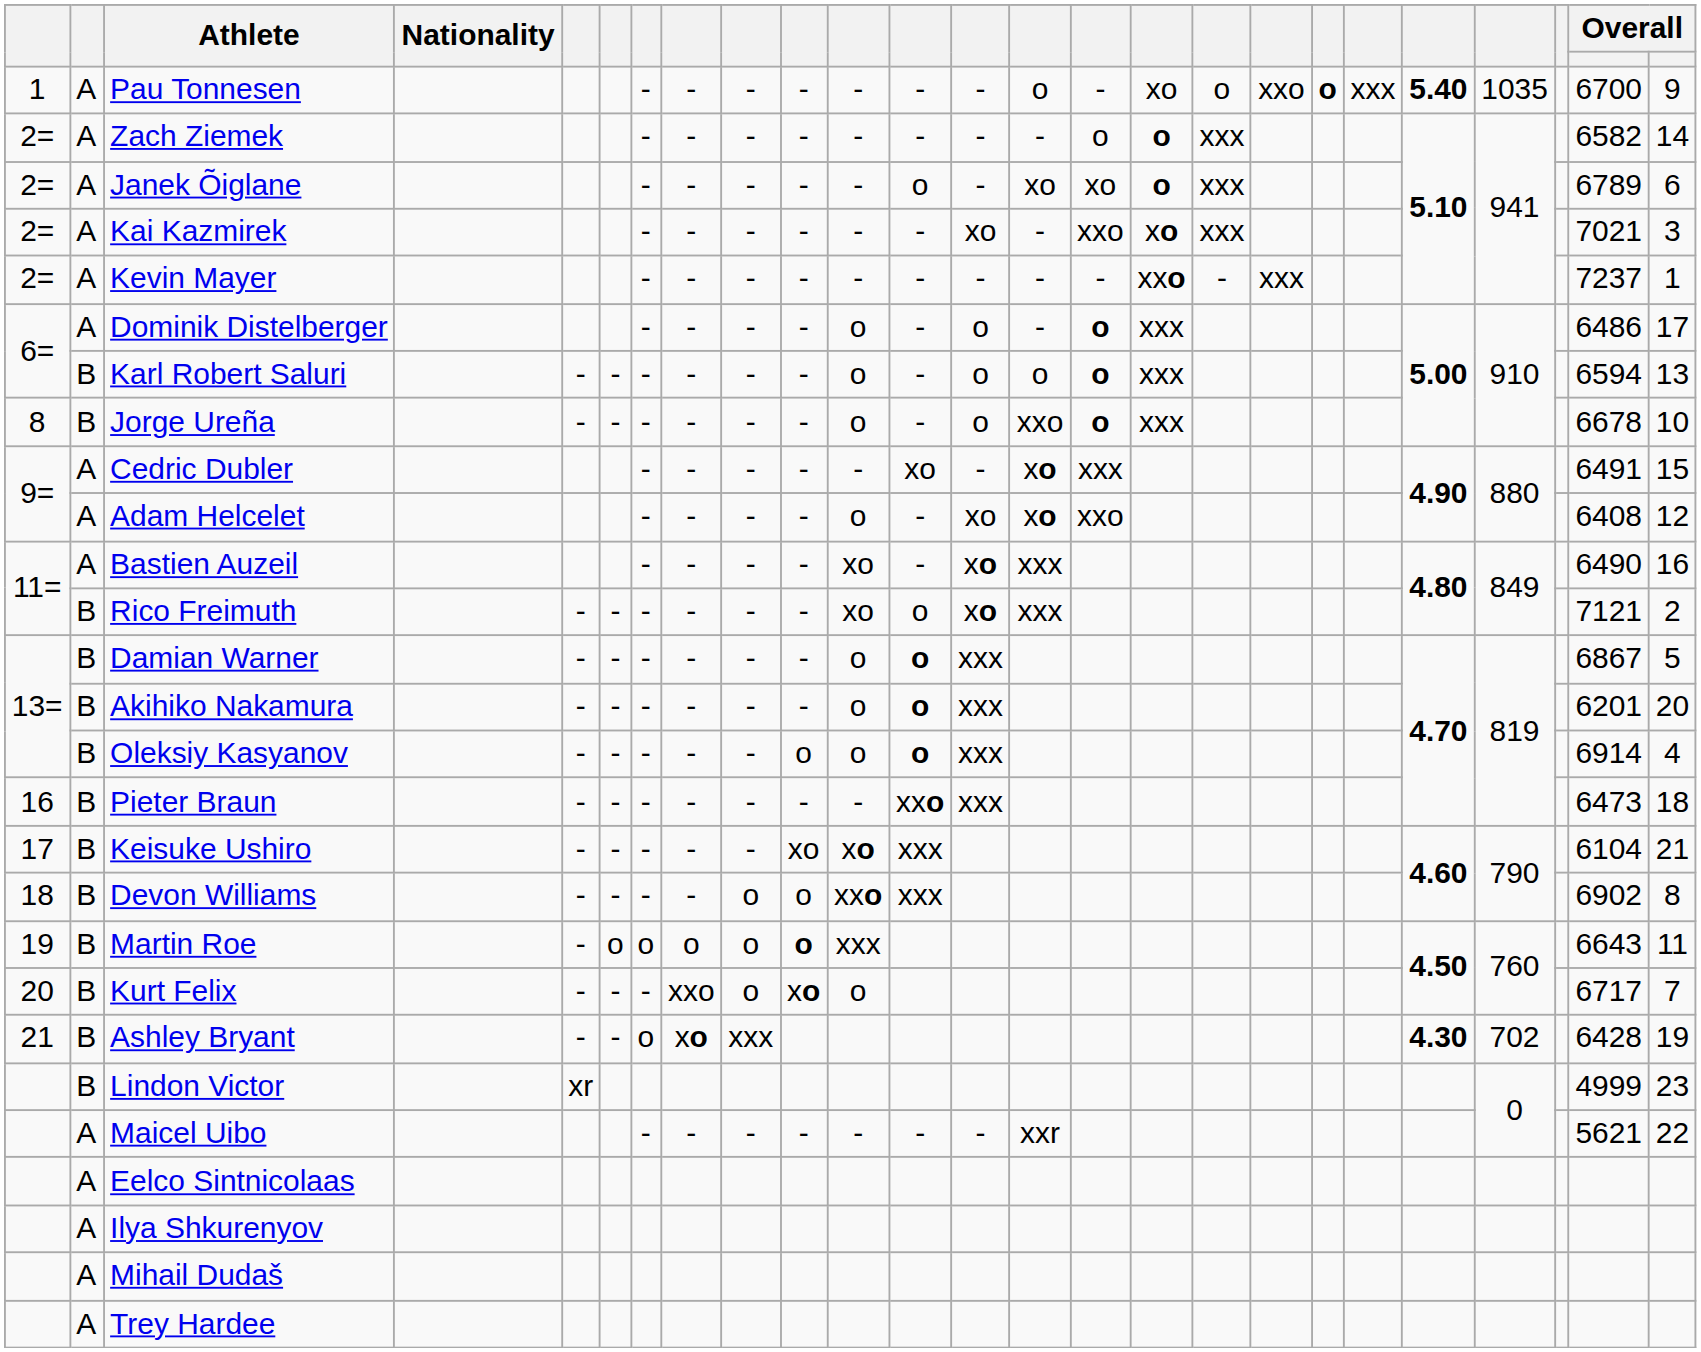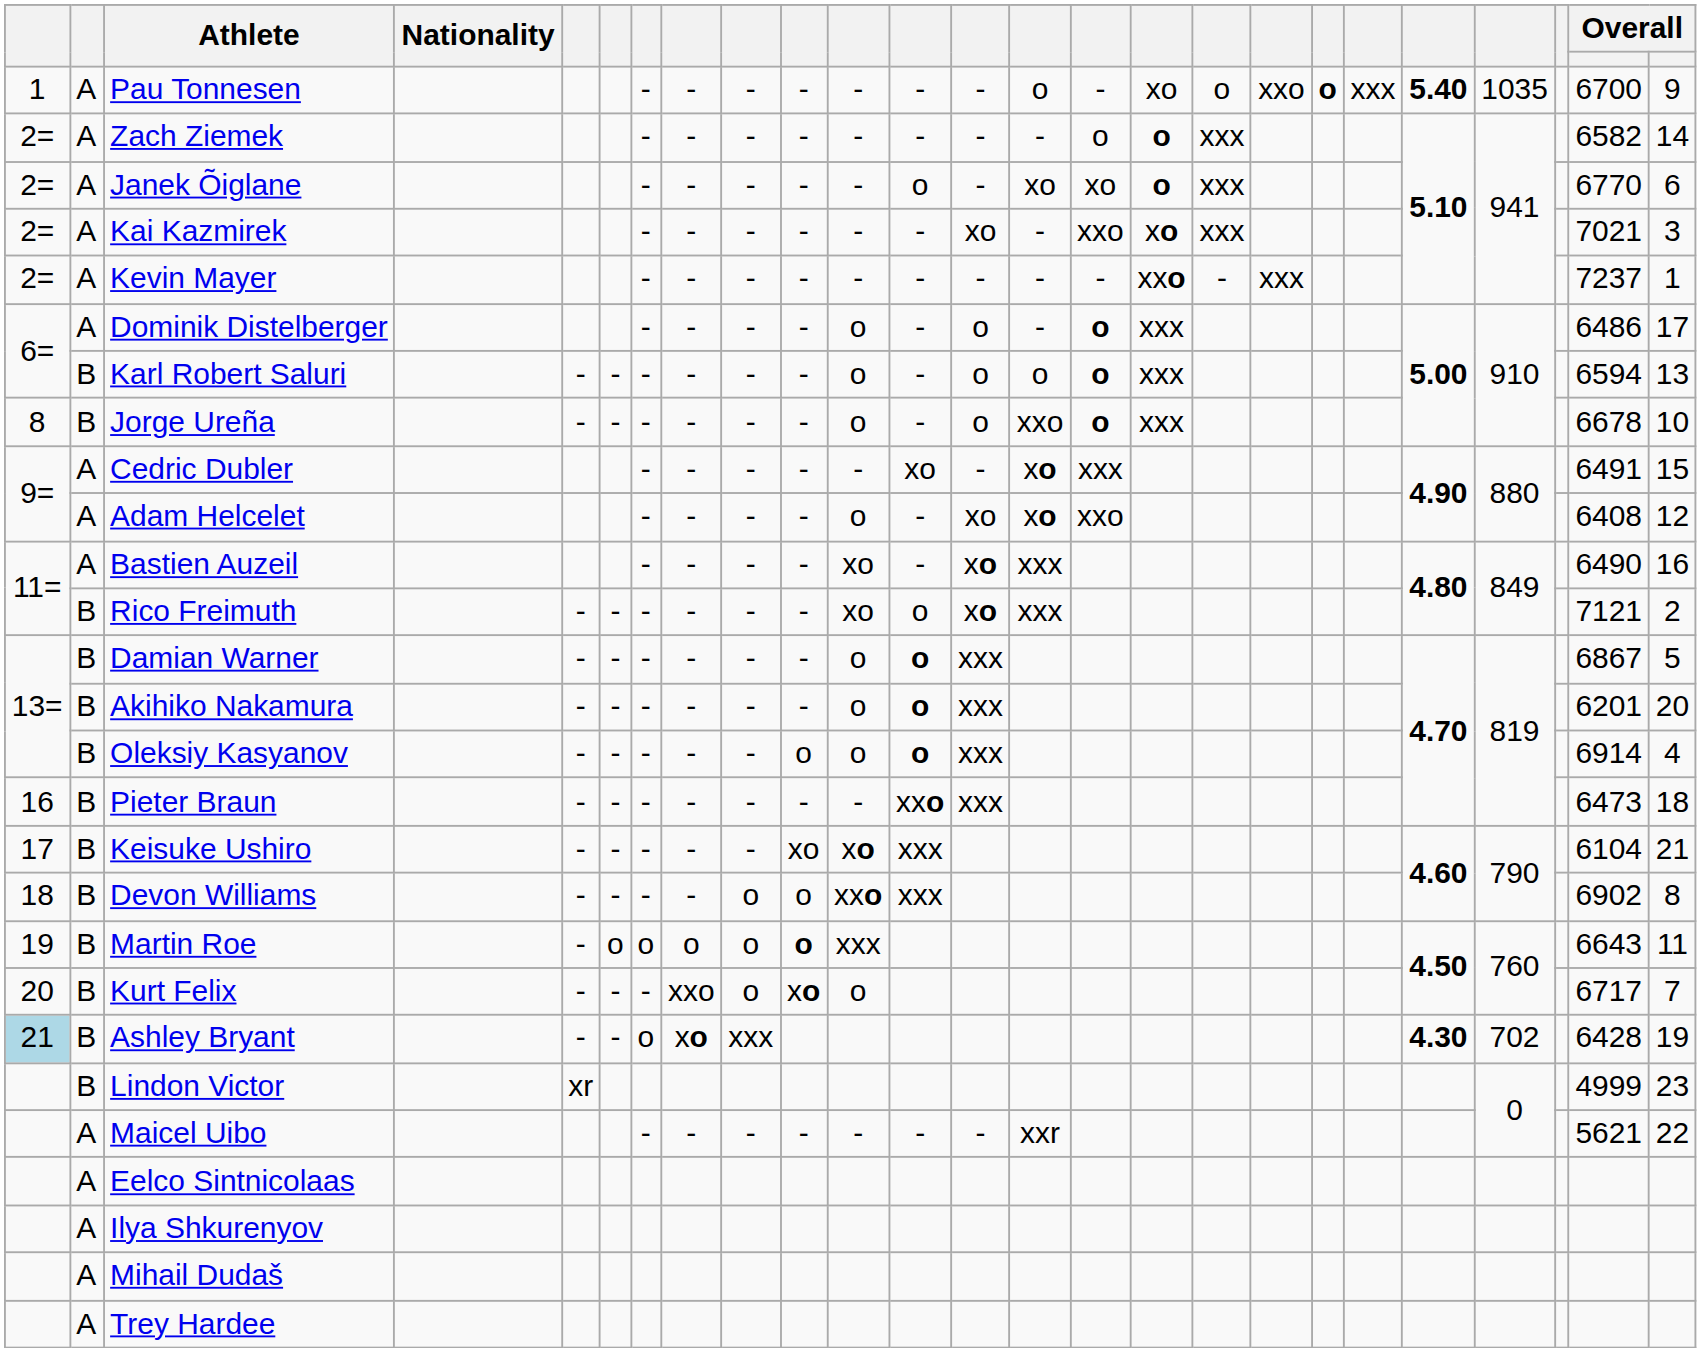(1609, 184) 6789 -> (1609, 184) 6770
(37, 1038) no background -> (37, 1038) lightblue background
